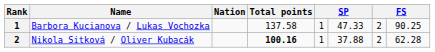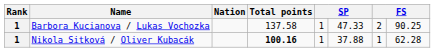(17, 40) 2 -> (17, 40) 1
(379, 40) 2 -> (379, 40) 1
